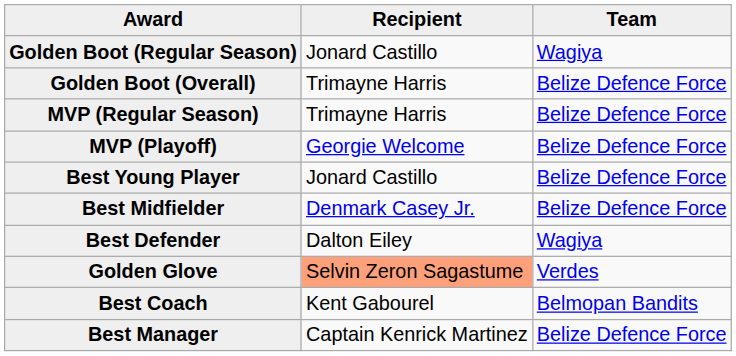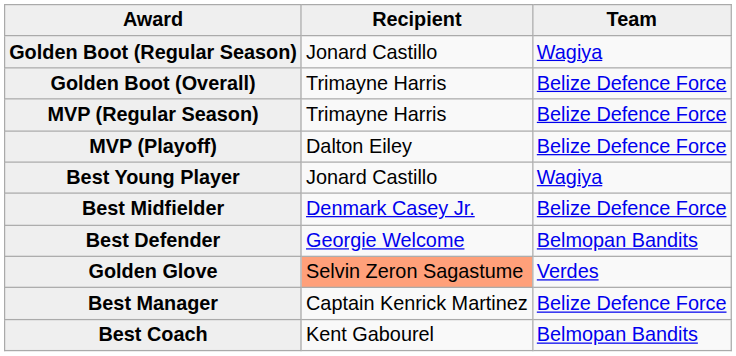(385, 146) Georgie Welcome -> (359, 146) Dalton Eiley
(632, 177) Belize Defence Force -> (570, 177) Wagiya
(359, 240) Dalton Eiley -> (385, 240) Georgie Welcome
(570, 240) Wagiya -> (617, 240) Belmopan Bandits
rows swapped: (153, 303) <-> (153, 334)
